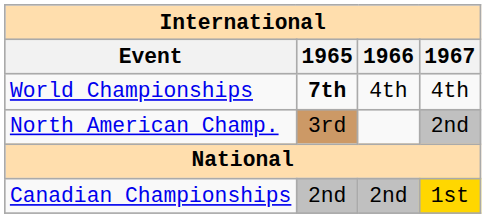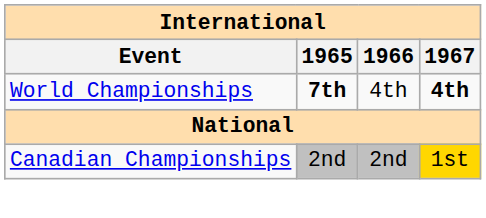(450, 92) normal -> (450, 92) bold
- row: (144, 126)
